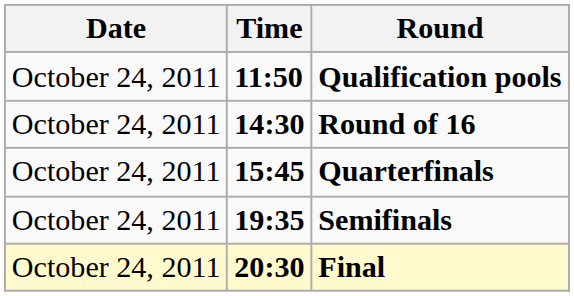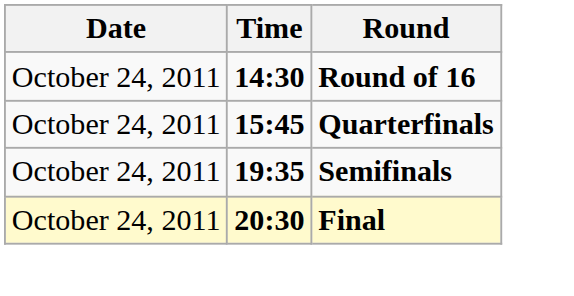- row: (440, 76)
